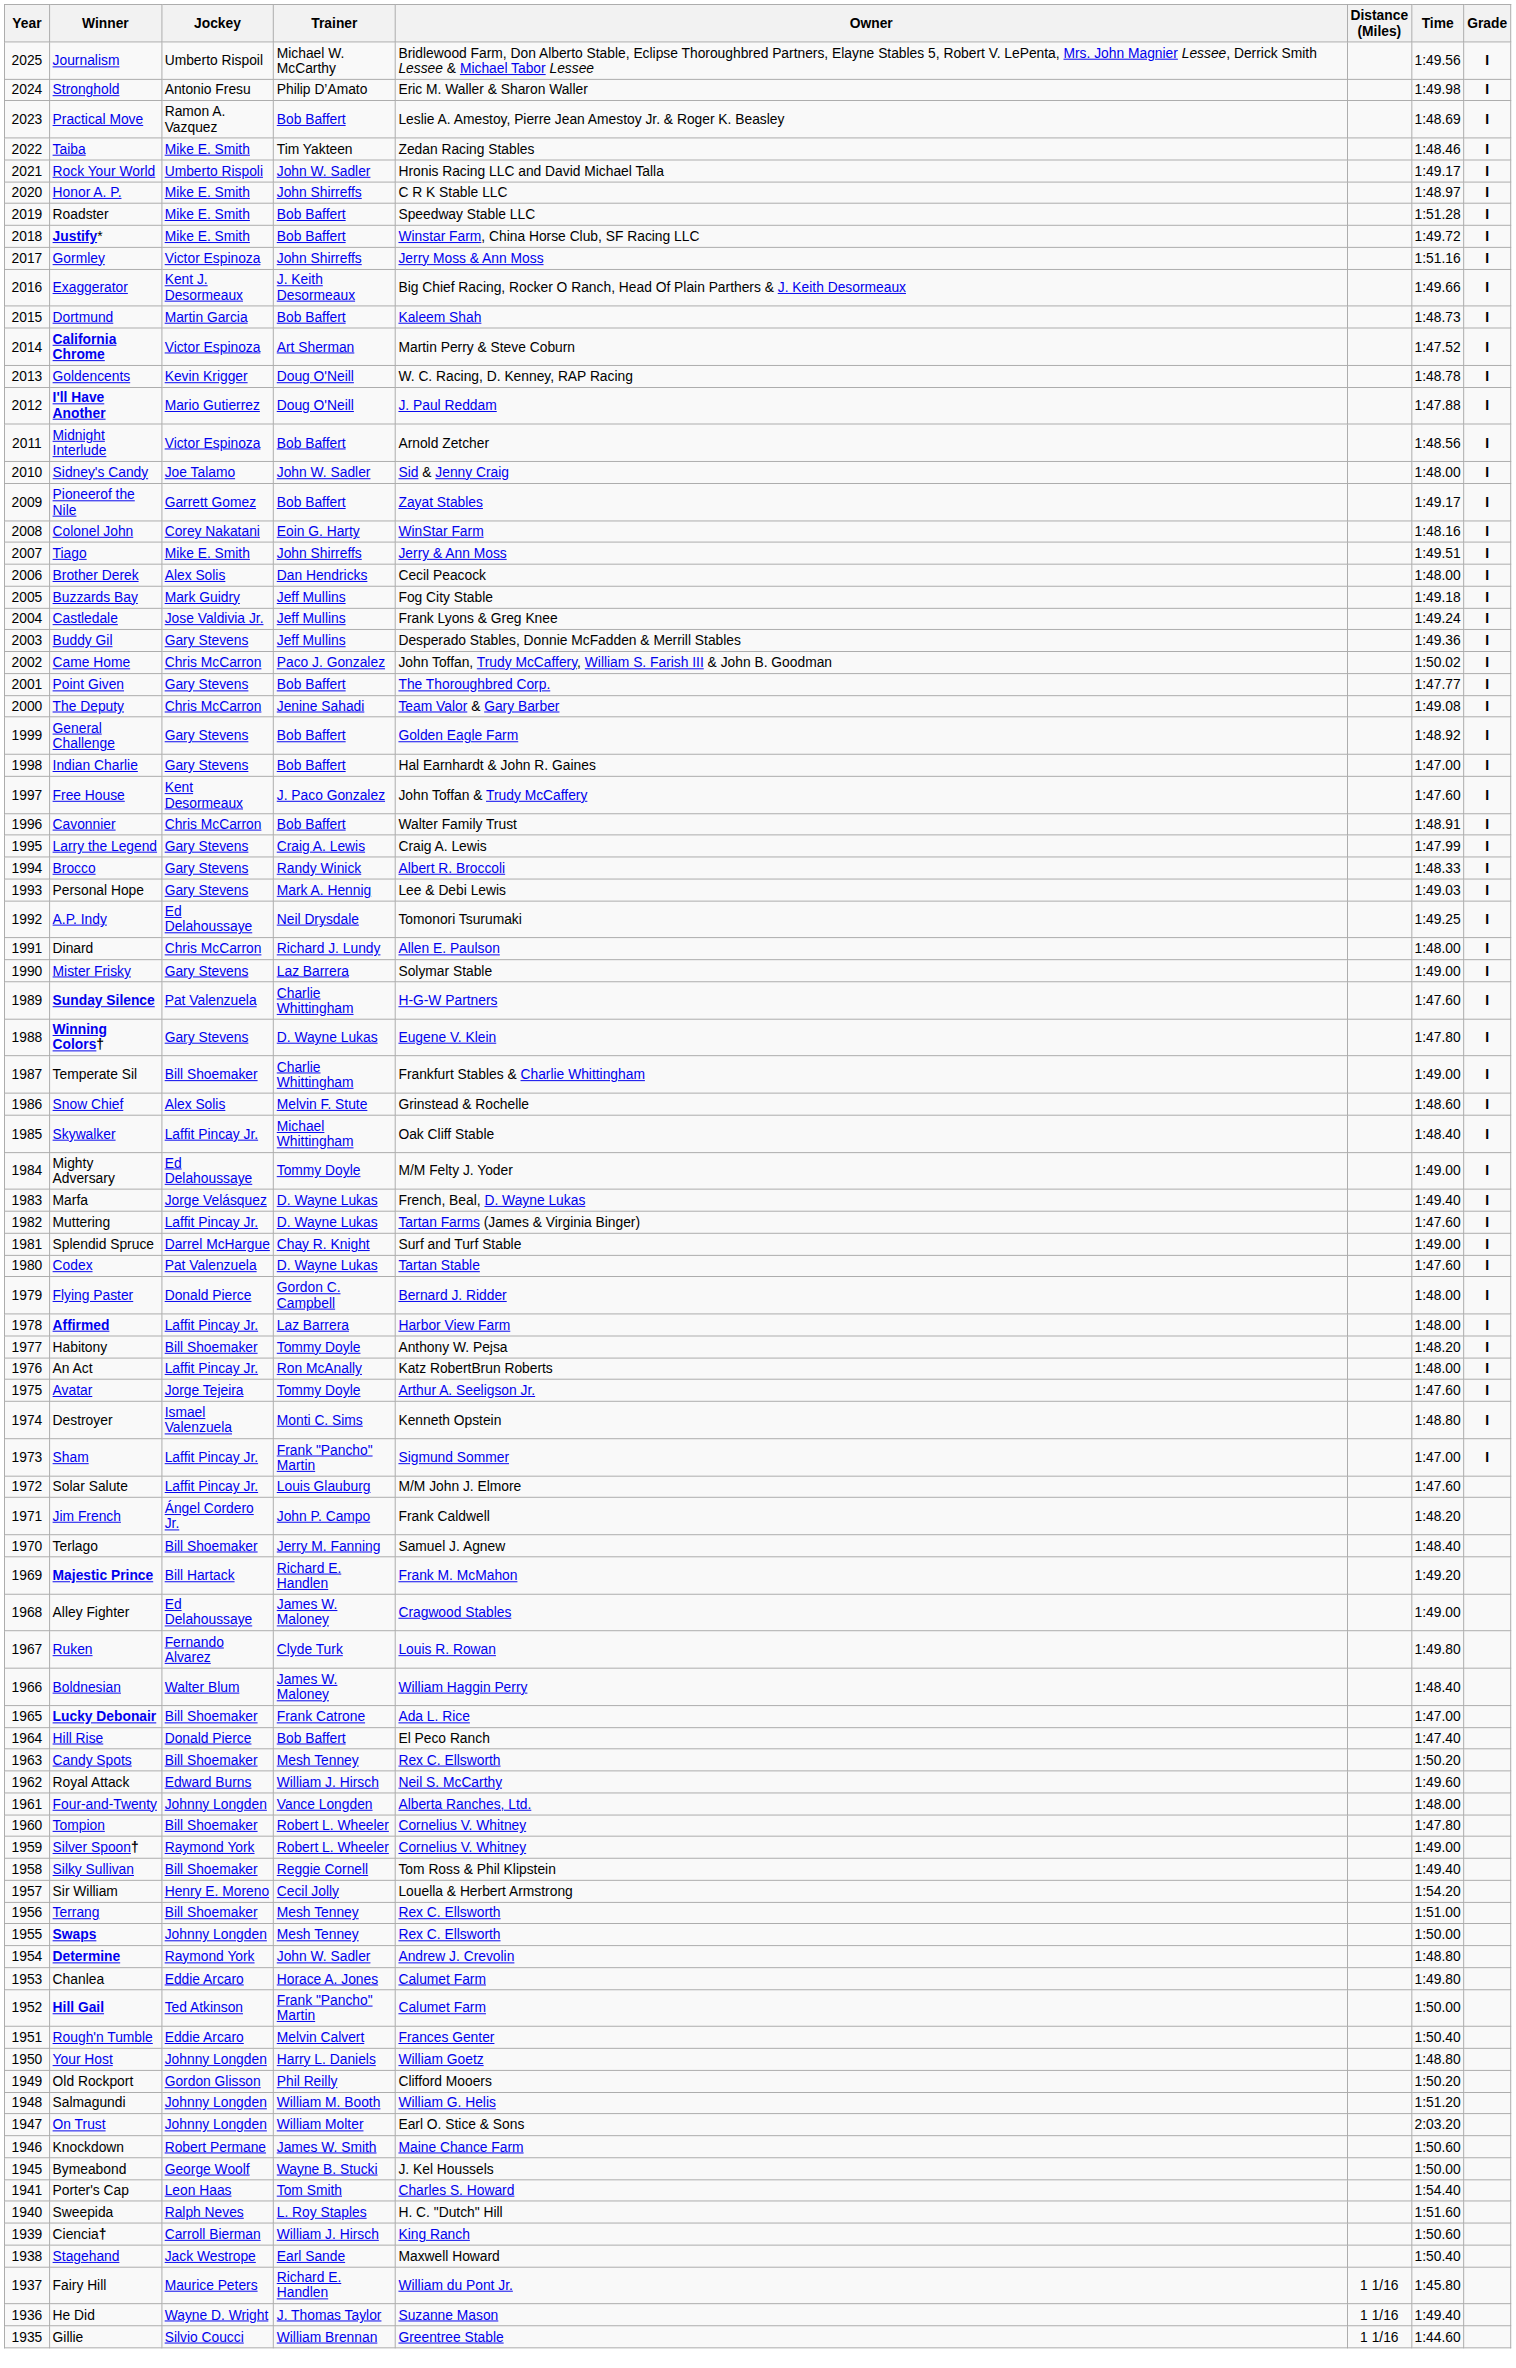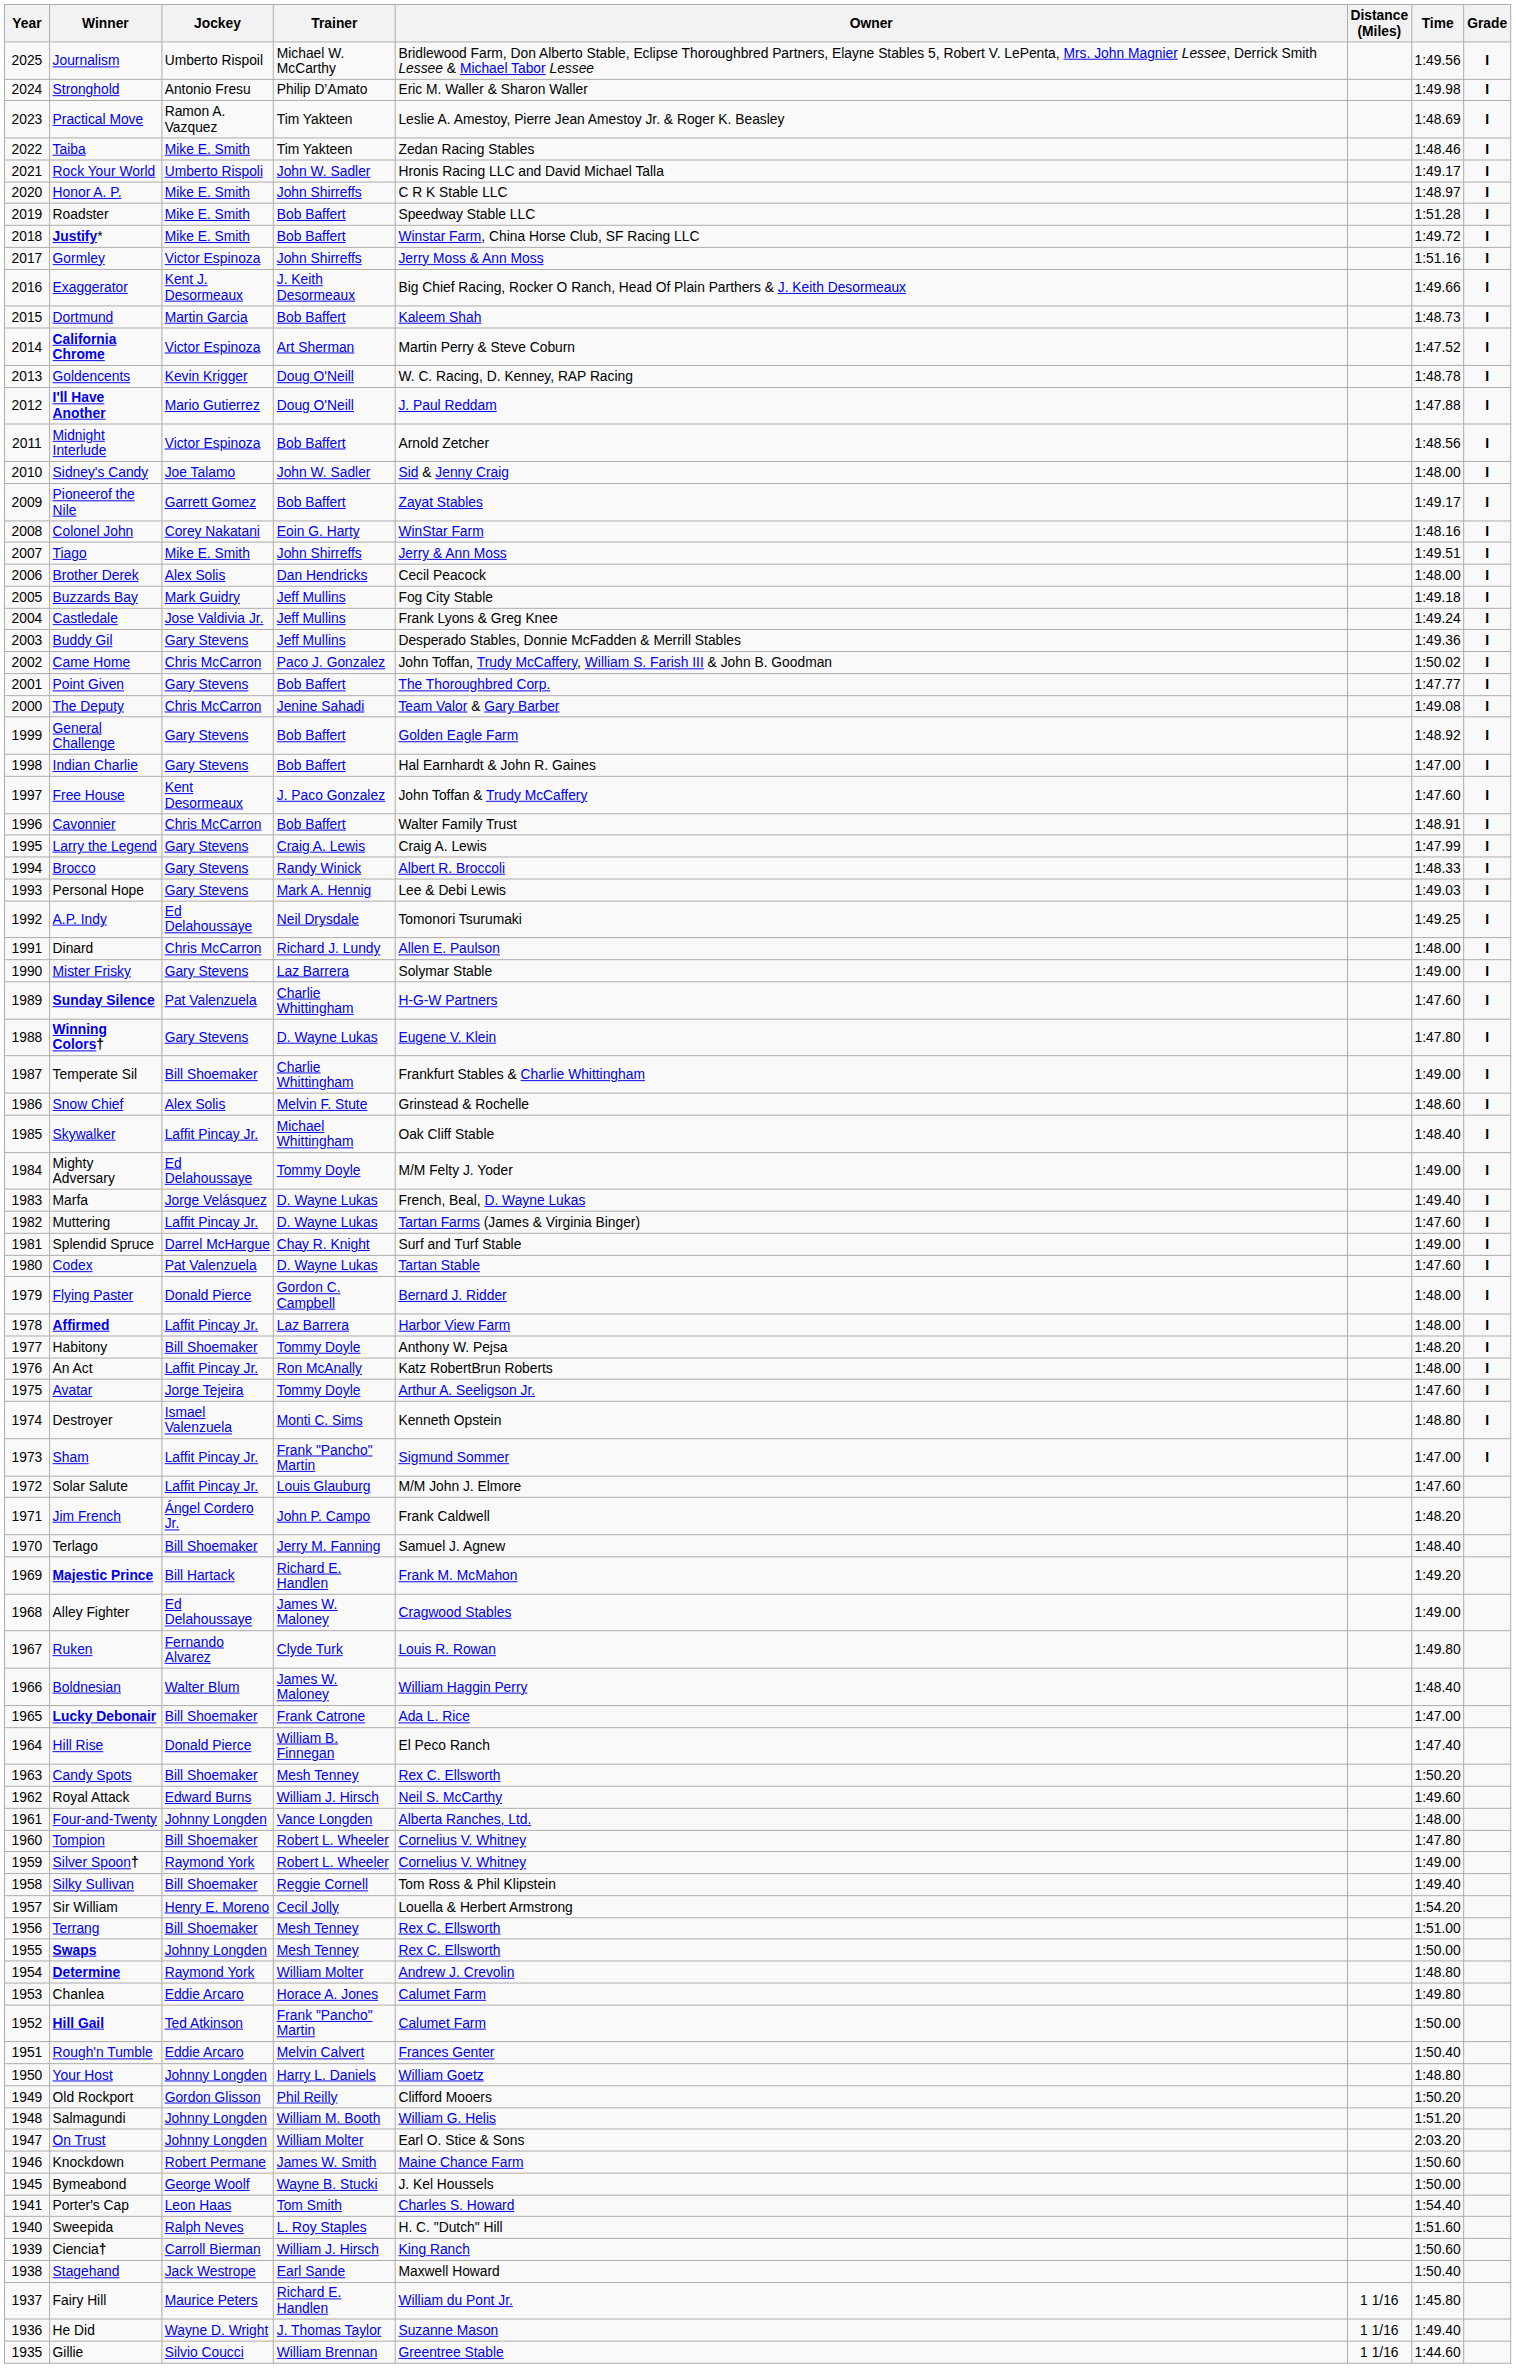(311, 120) Bob Baffert -> (315, 120) Tim Yakteen
(311, 1739) Bob Baffert -> (307, 1746) William B. Finnegan
(324, 1957) John W. Sadler -> (320, 1972) William Molter
